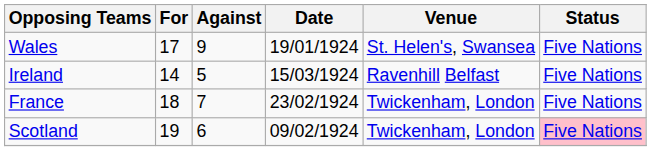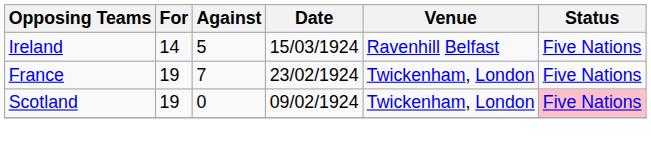- row: (33, 46)
(169, 103) 18 -> (169, 74) 19
(201, 131) 6 -> (201, 103) 0
